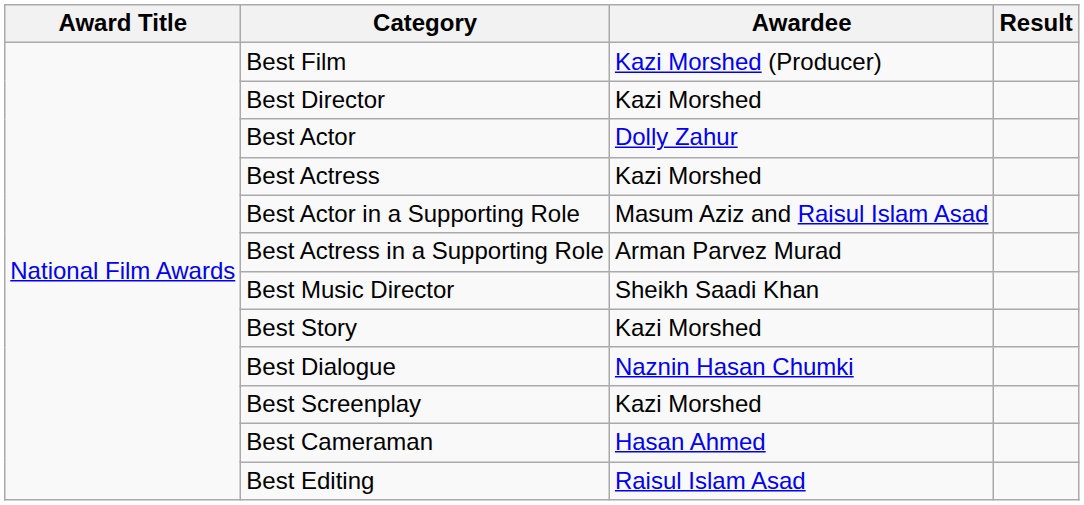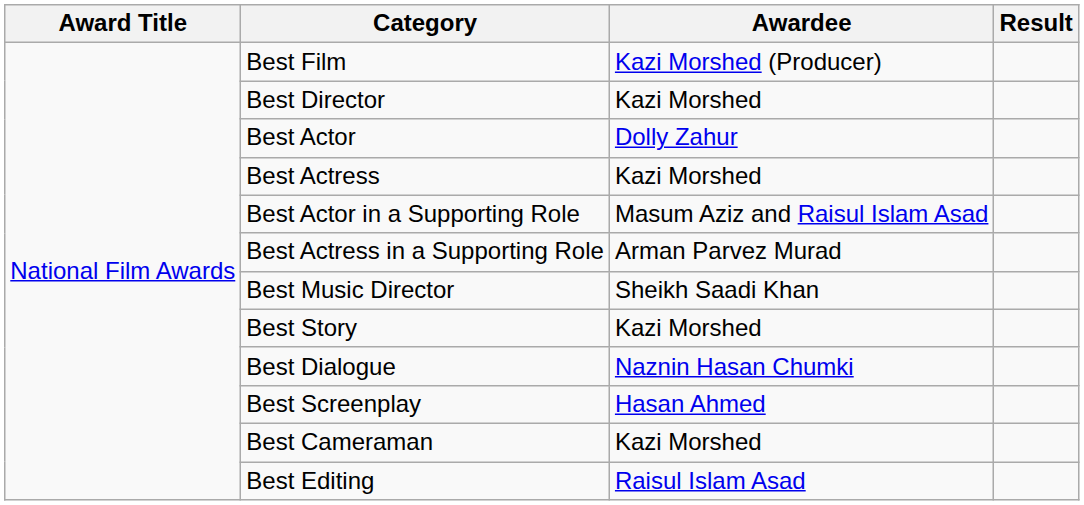(688, 404) Kazi Morshed -> (690, 404) Hasan Ahmed
(690, 442) Hasan Ahmed -> (688, 442) Kazi Morshed
